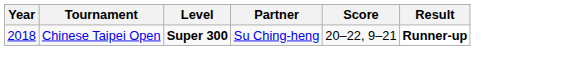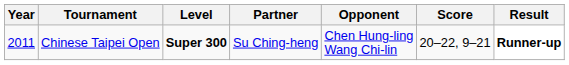+ column: (369, 15)
(22, 35) 2018 -> (21, 42) 2011
